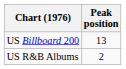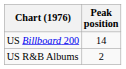(101, 40) 13 -> (101, 40) 14
